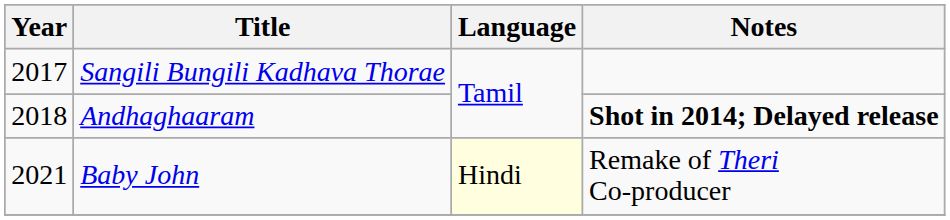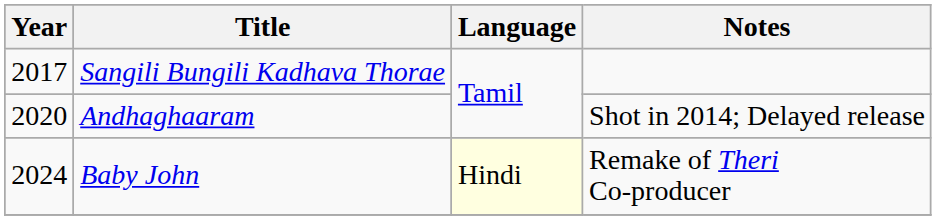(39, 115) 2018 -> (39, 115) 2020
(764, 115) bold -> (757, 115) normal
(39, 175) 2021 -> (39, 175) 2024
